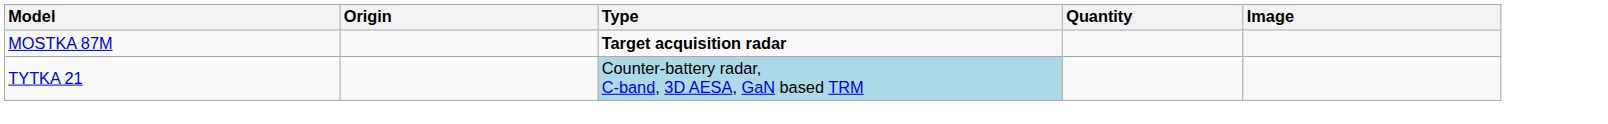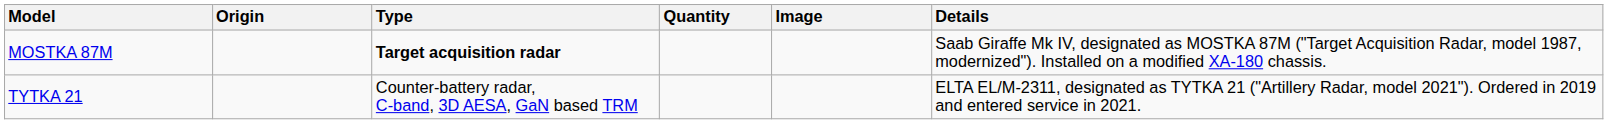+ column: (962, 17)
(733, 78) lightblue background -> (507, 96) no background
